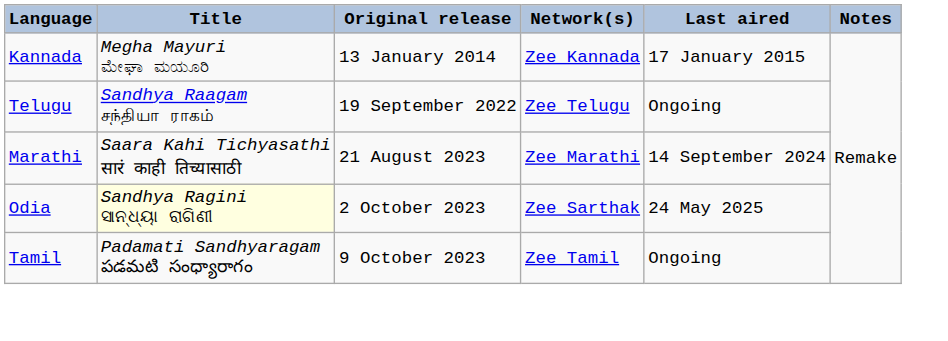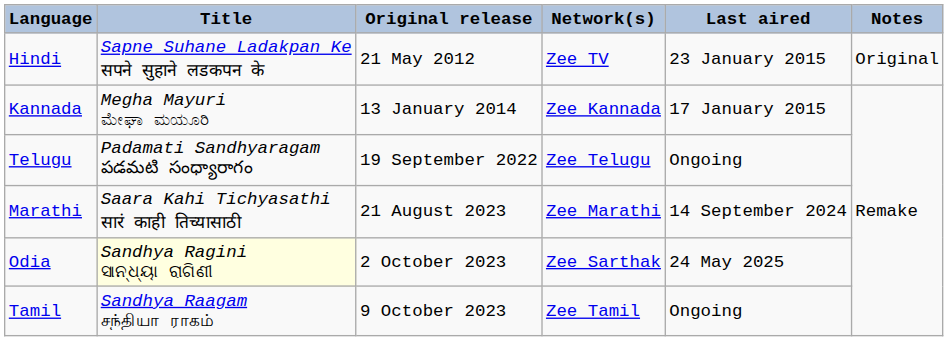+ row: (35, 59)
(174, 106) Sandhya Raagam சந்தியா ராகம் -> (211, 158) Padamati Sandhyaragam పడమటి సంధ్యారాగం
(211, 257) Padamati Sandhyaragam పడమటి సంధ్యారాగం -> (174, 310) Sandhya Raagam சந்தியா ராகம்
